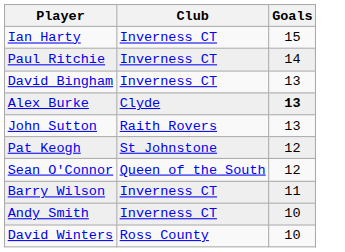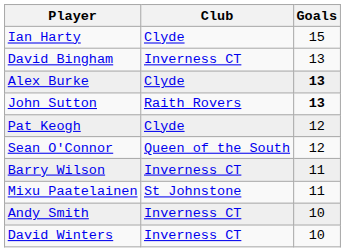(168, 38) Inverness CT -> (164, 38) Clyde
- row: (56, 60)
(292, 126) normal -> (317, 104) bold
(168, 148) St Johnstone -> (164, 126) Clyde
+ row: (73, 192)
(164, 236) Ross County -> (193, 236) Inverness CT
